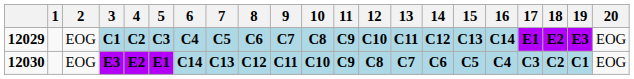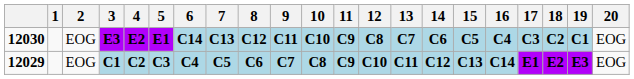rows swapped: (26, 39) <-> (26, 62)
